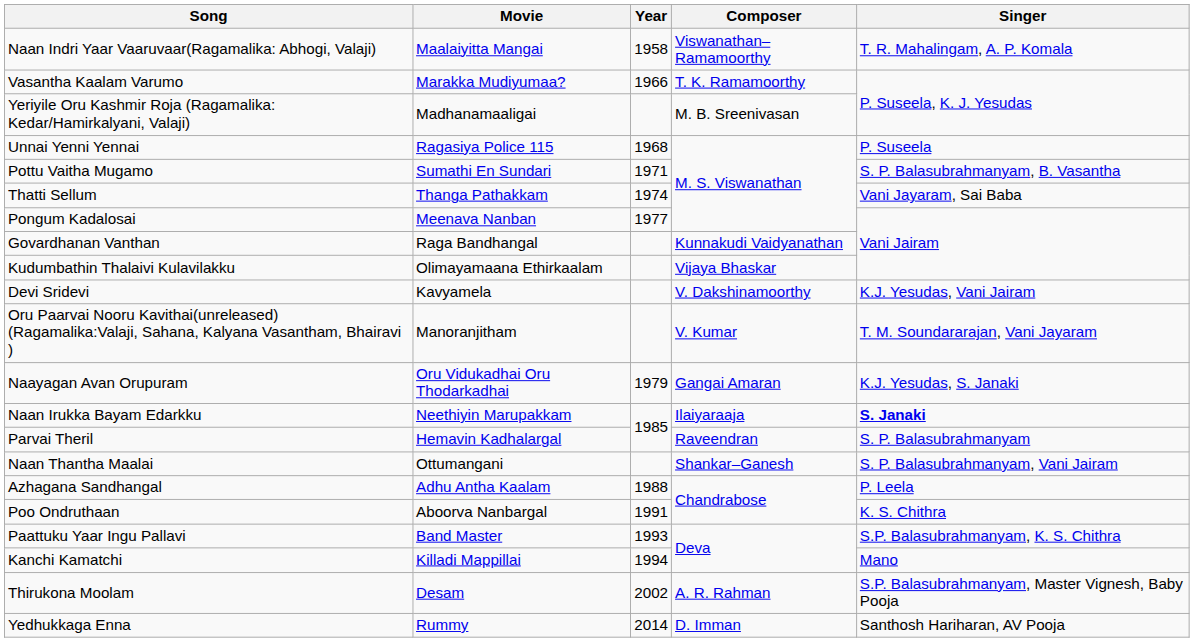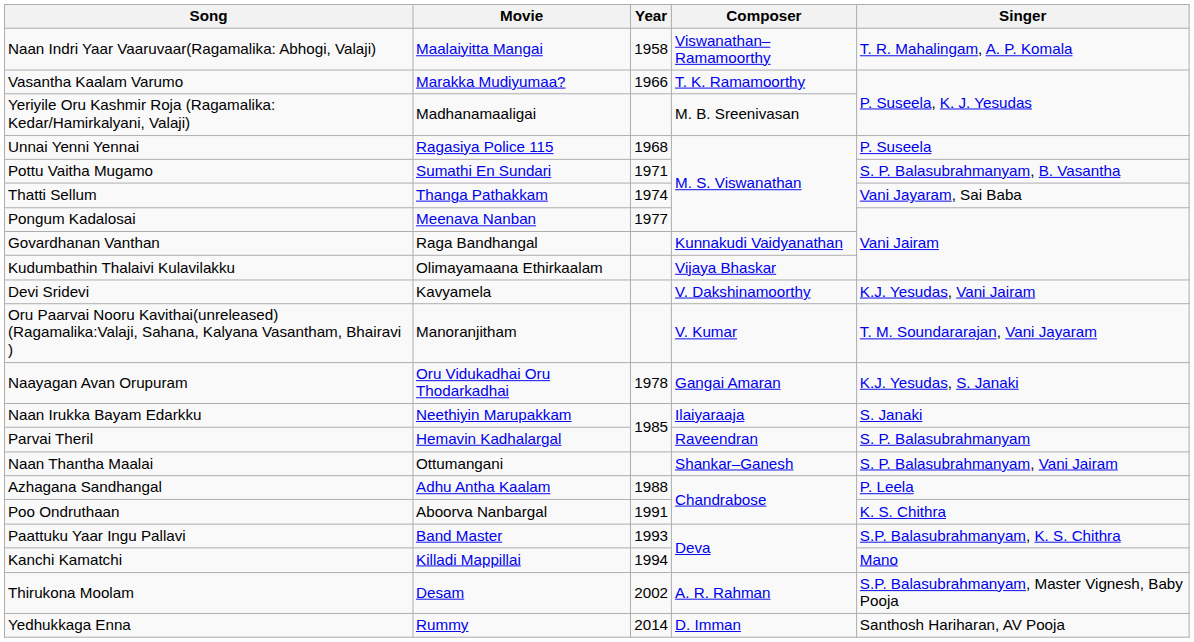(651, 382) 1979 -> (651, 382) 1978
(893, 415) bold -> (891, 415) normal
